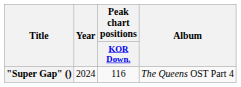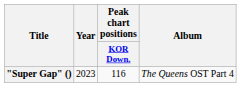(86, 74) 2024 -> (86, 74) 2023
